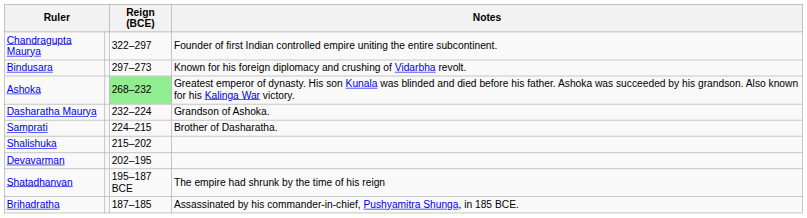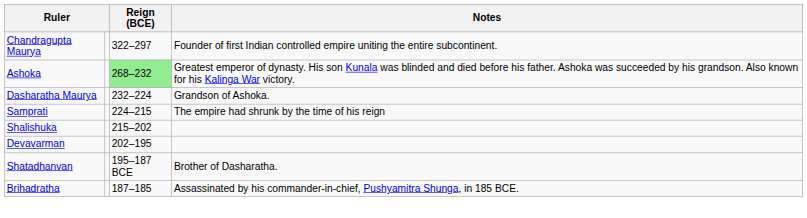- row: (30, 68)
(226, 128) Brother of Dasharatha. -> (279, 112) The empire had shrunk by the time of his reign
(279, 182) The empire had shrunk by the time of his reign -> (226, 166) Brother of Dasharatha.
